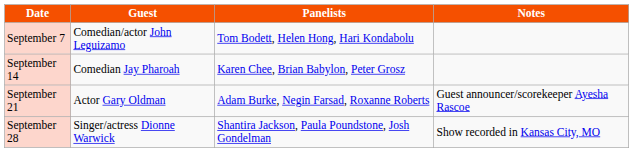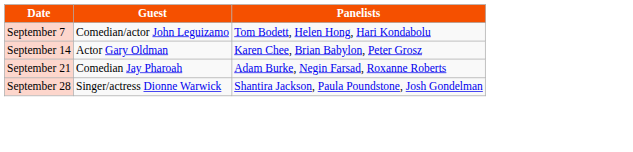- column: (531, 13)
(126, 69) Comedian Jay Pharoah -> (122, 50) Actor Gary Oldman
(119, 100) Actor Gary Oldman -> (129, 68) Comedian Jay Pharoah
